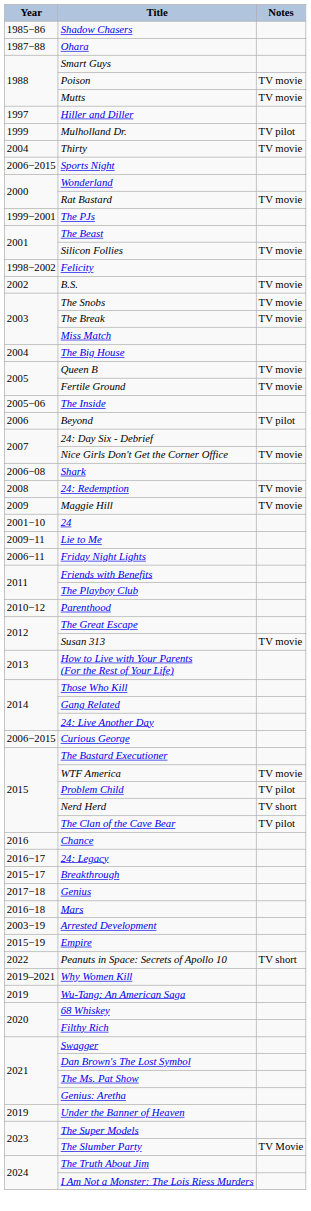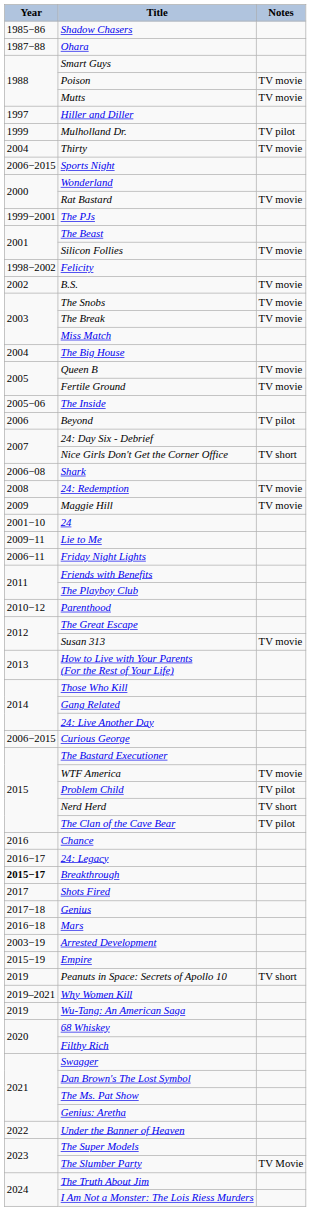(280, 455) TV movie -> (278, 455) TV short
(26, 875) normal -> (26, 875) bold
+ row: (85, 892)
(18, 960) 2022 -> (18, 977) 2019
(18, 1113) 2019 -> (18, 1130) 2022
